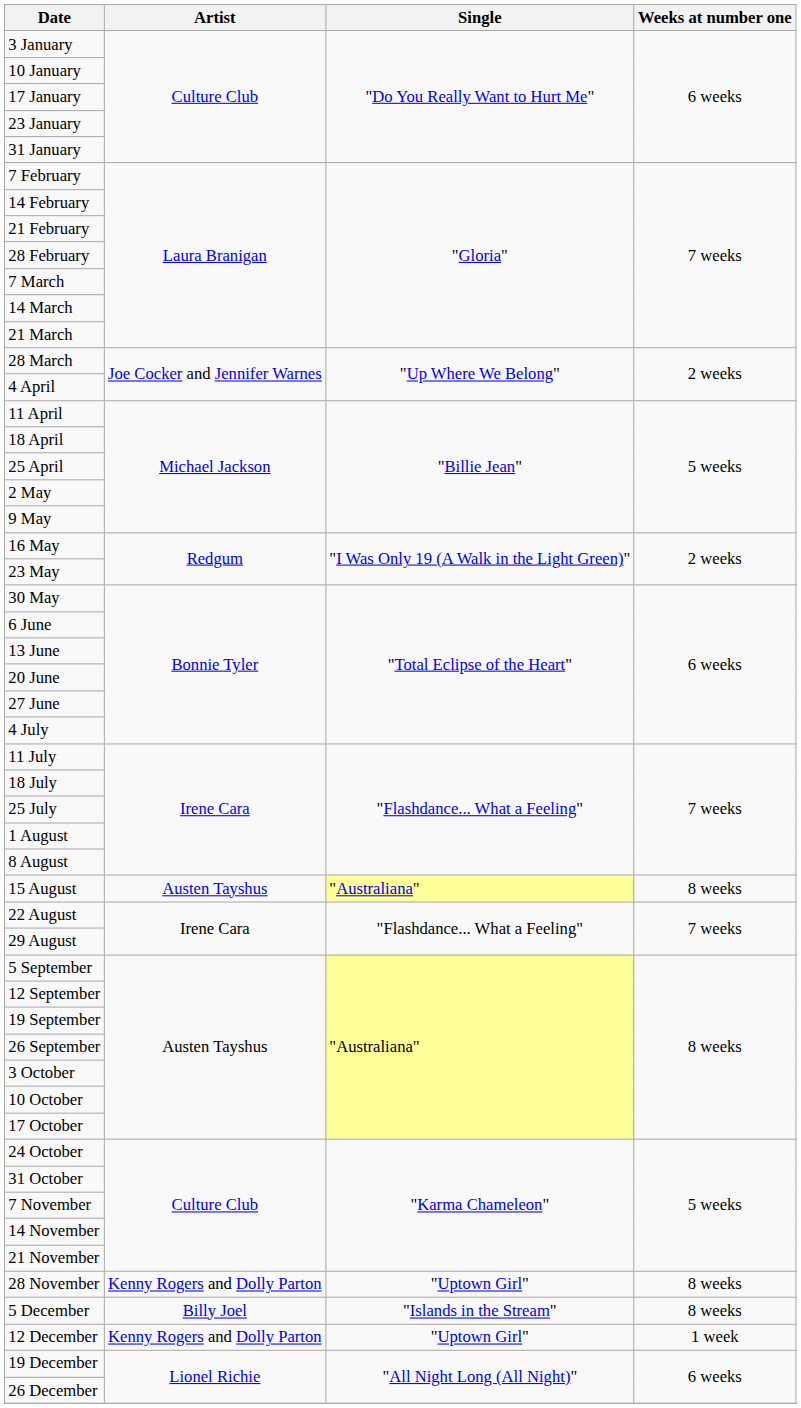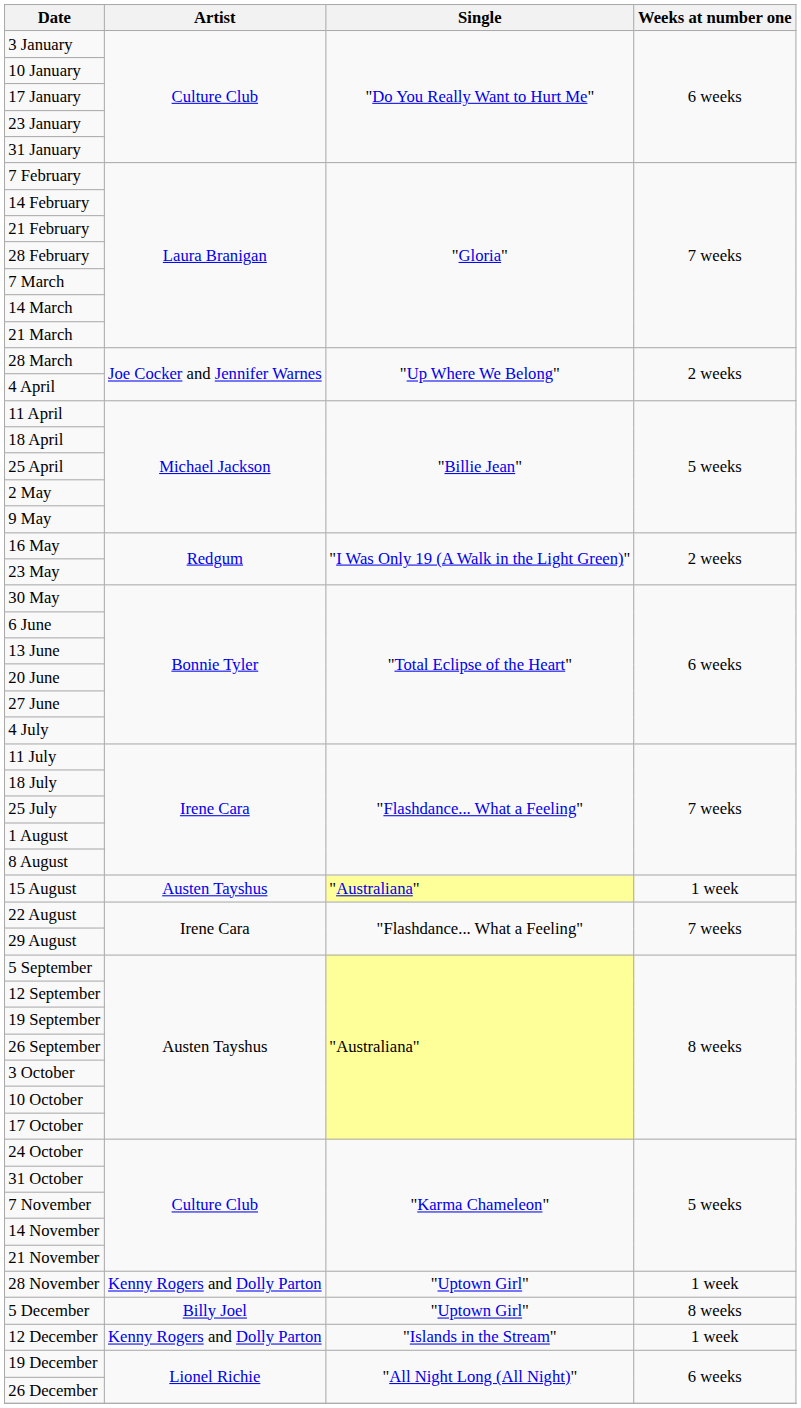(715, 888) 8 weeks -> (715, 888) 1 week
(715, 1284) 8 weeks -> (715, 1284) 1 week
(480, 1310) "Islands in the Stream" -> (480, 1310) "Uptown Girl"
(480, 1337) "Uptown Girl" -> (480, 1337) "Islands in the Stream"
